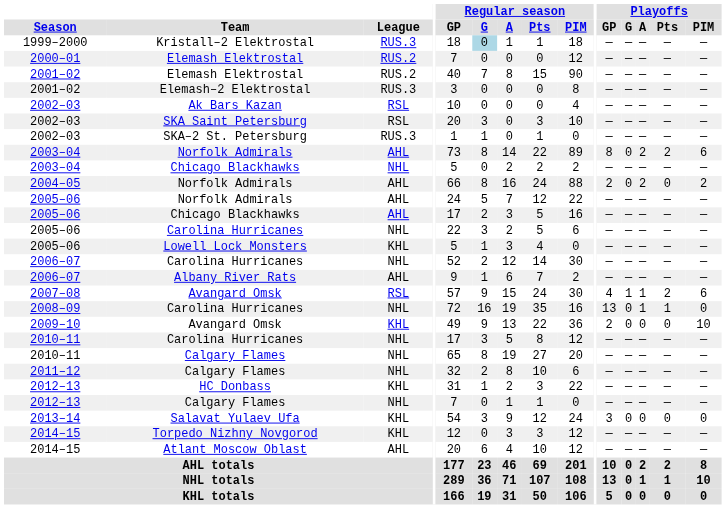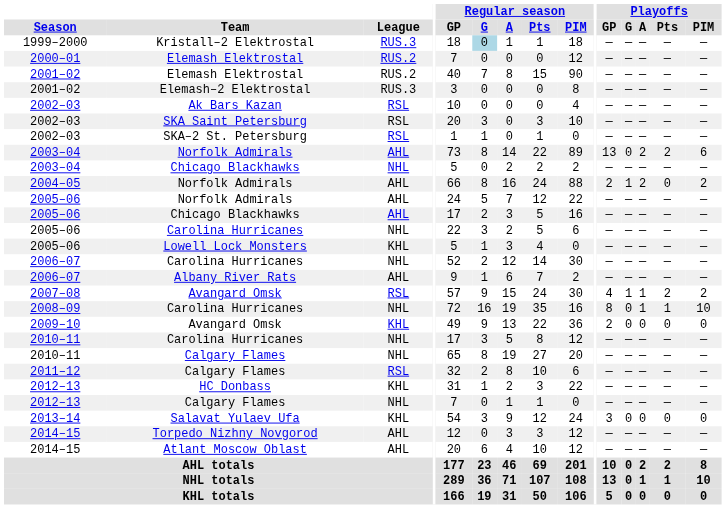(398, 137) RUS.3 -> (398, 137) RSL
(609, 153) 8 -> (609, 153) 13
(629, 184) 0 -> (629, 184) 1
(704, 293) 6 -> (704, 293) 2
(609, 309) 13 -> (609, 309) 8
(704, 309) 0 -> (704, 309) 10
(704, 325) 10 -> (704, 325) 0
(398, 372) NHL -> (398, 372) RSL
(398, 434) KHL -> (398, 434) AHL
